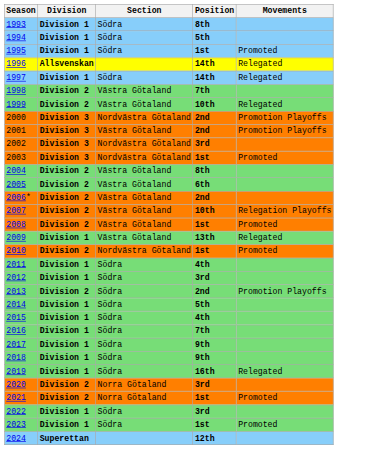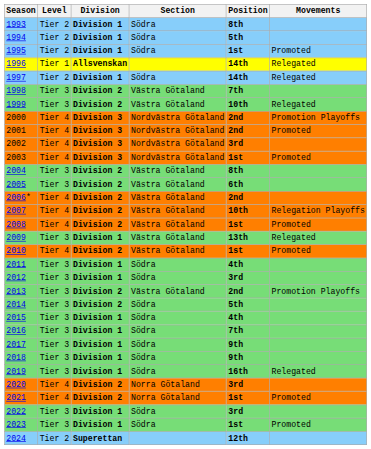+ column: (54, 11)
(134, 131) Västra Götaland -> (178, 131) Nordvästra Götaland
(282, 131) Promotion Playoffs -> (291, 131) Promoted
(144, 251) Nordvästra Götaland -> (168, 251) Västra Götaland
(110, 291) Södra -> (168, 291) Västra Götaland
(64, 305) Division 1 -> (98, 305) Division 2
